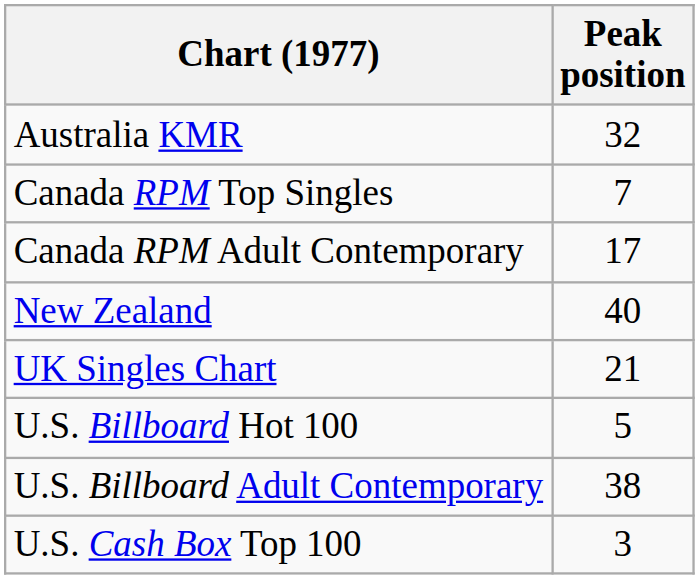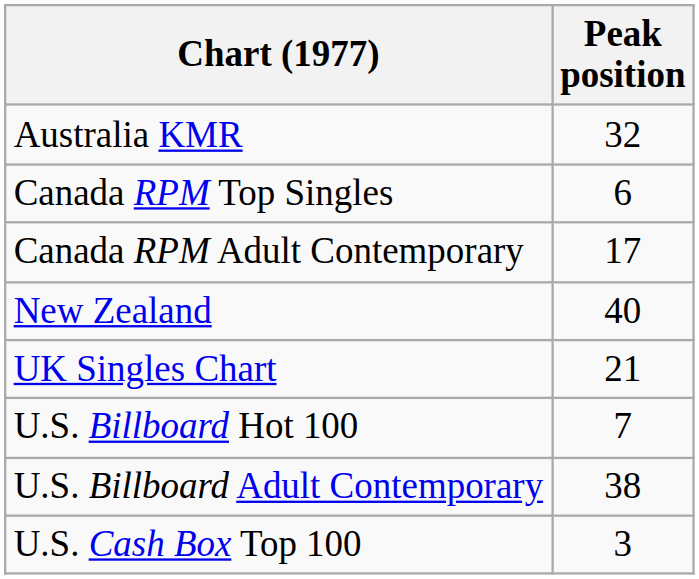(623, 192) 7 -> (623, 192) 6
(623, 427) 5 -> (623, 427) 7
